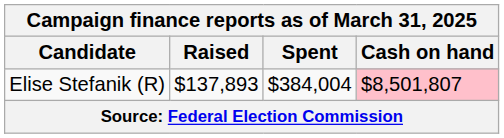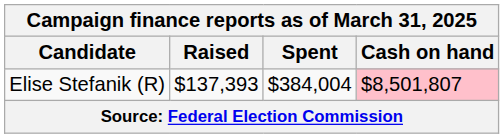(216, 84) $137,893 -> (216, 84) $137,393
